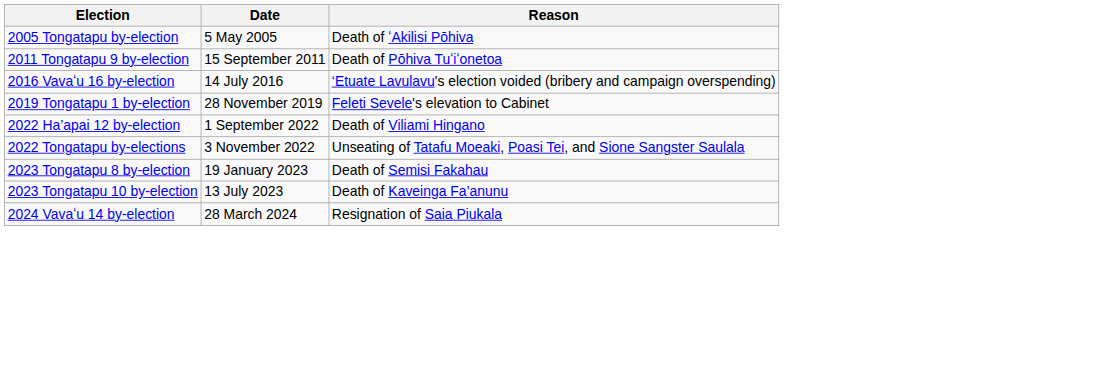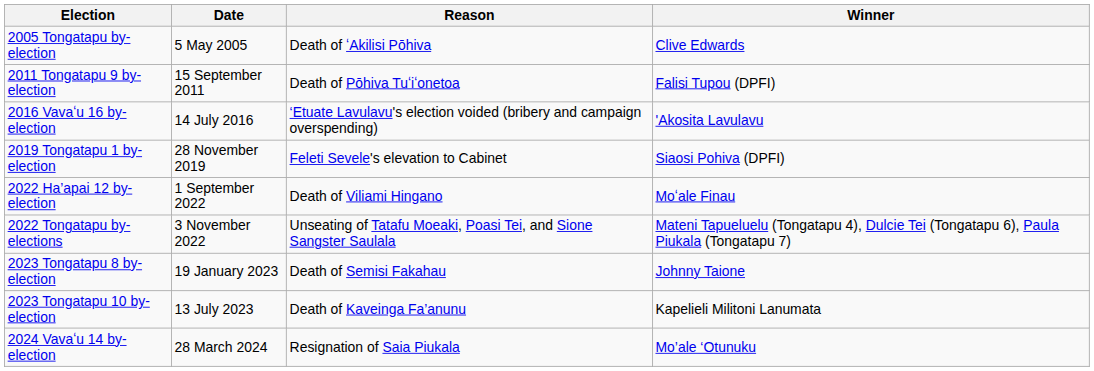+ column: (871, 15)
